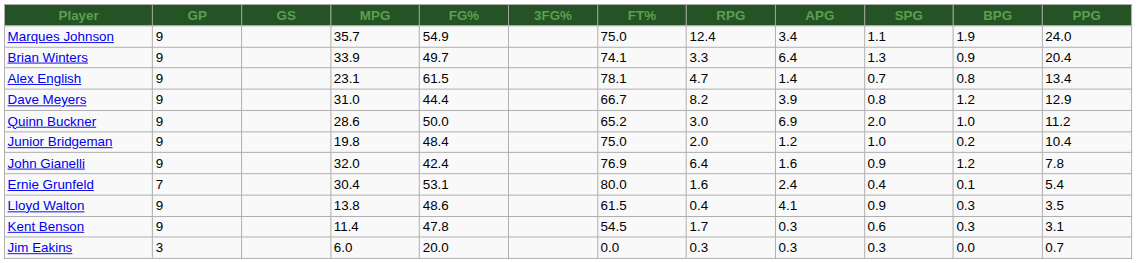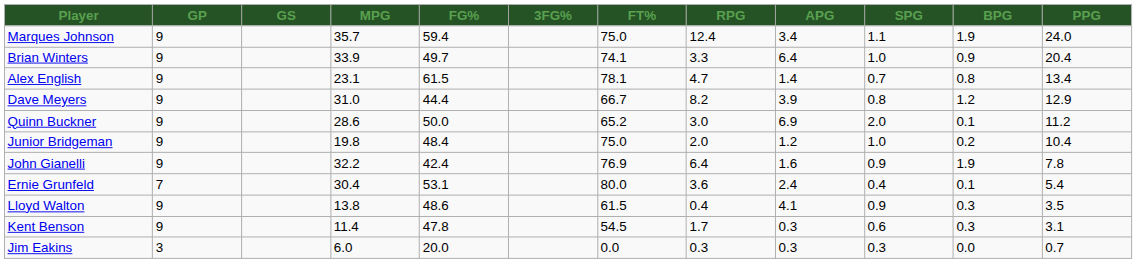(436, 37) 54.9 -> (436, 37) 59.4
(877, 58) 1.3 -> (877, 58) 1.0
(966, 121) 1.0 -> (966, 121) 0.1
(347, 164) 32.0 -> (347, 164) 32.2
(966, 164) 1.2 -> (966, 164) 1.9
(699, 185) 1.6 -> (699, 185) 3.6
